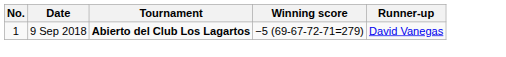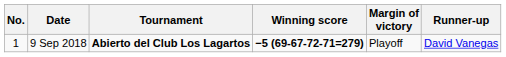+ column: (394, 20)
(310, 31) normal -> (310, 43) bold
